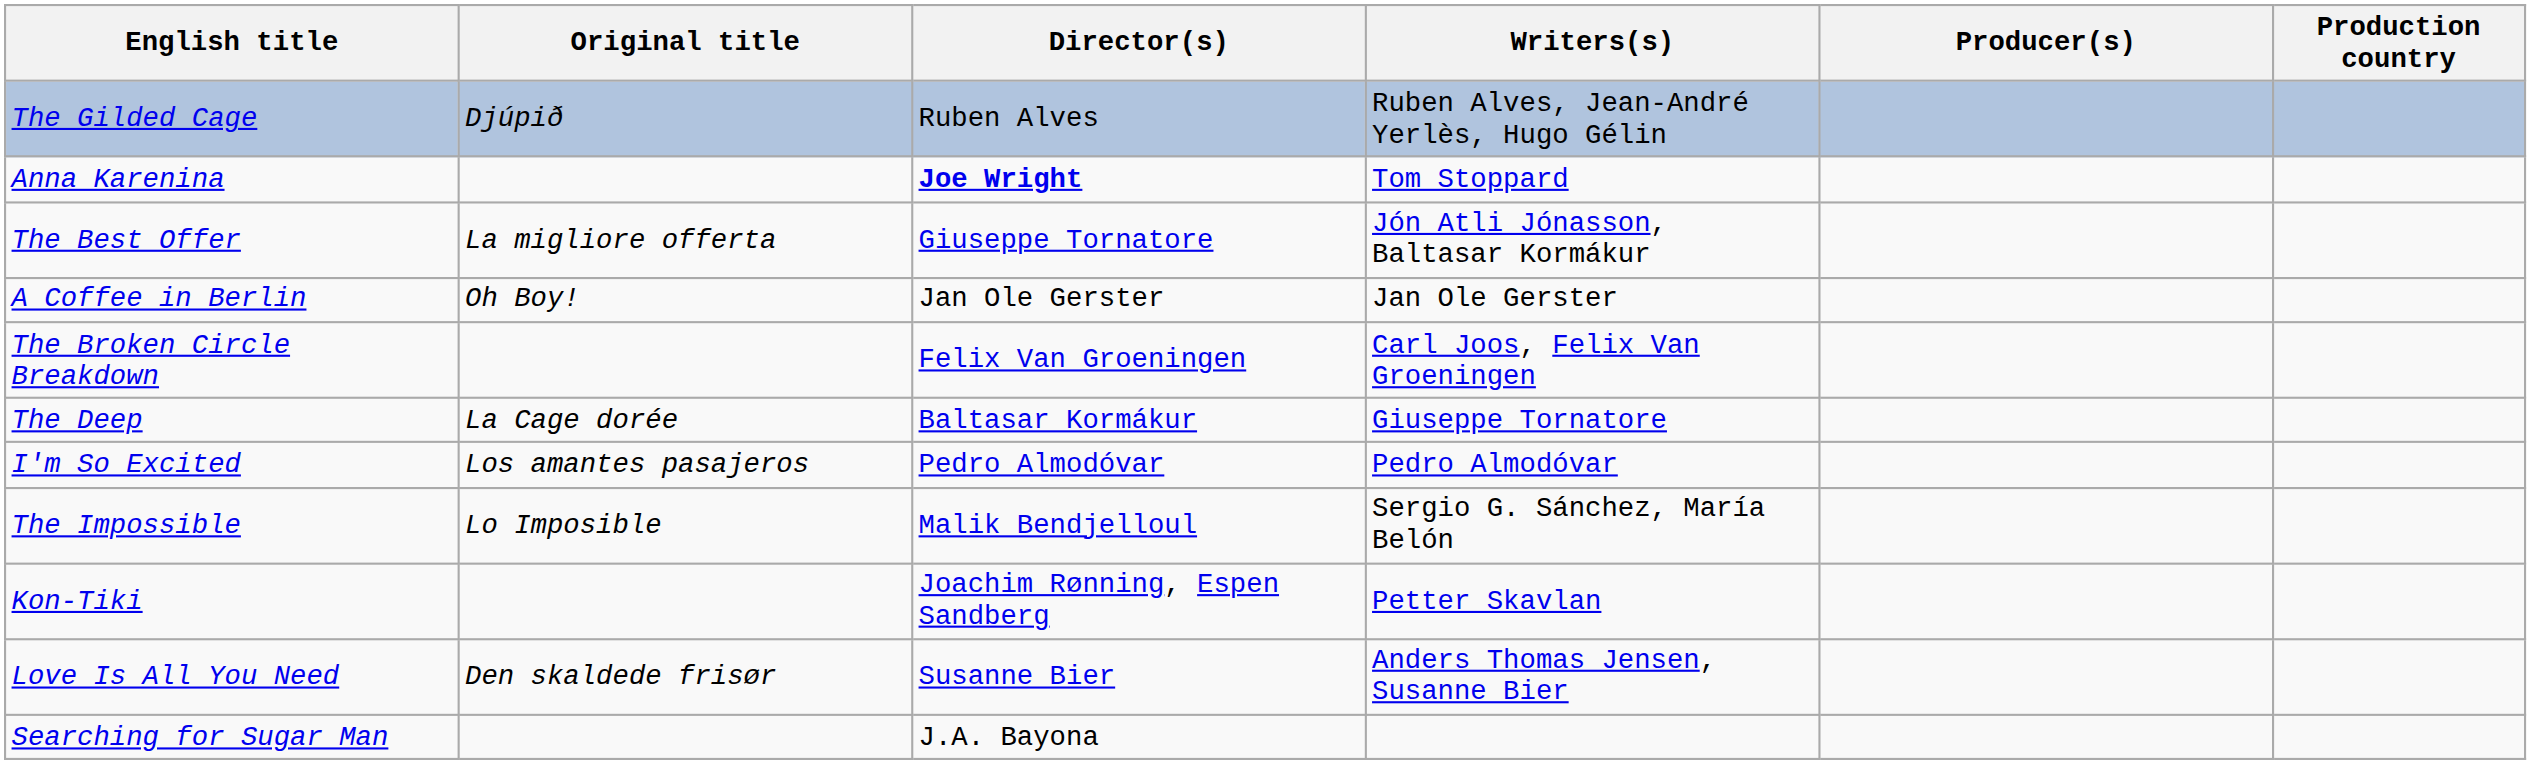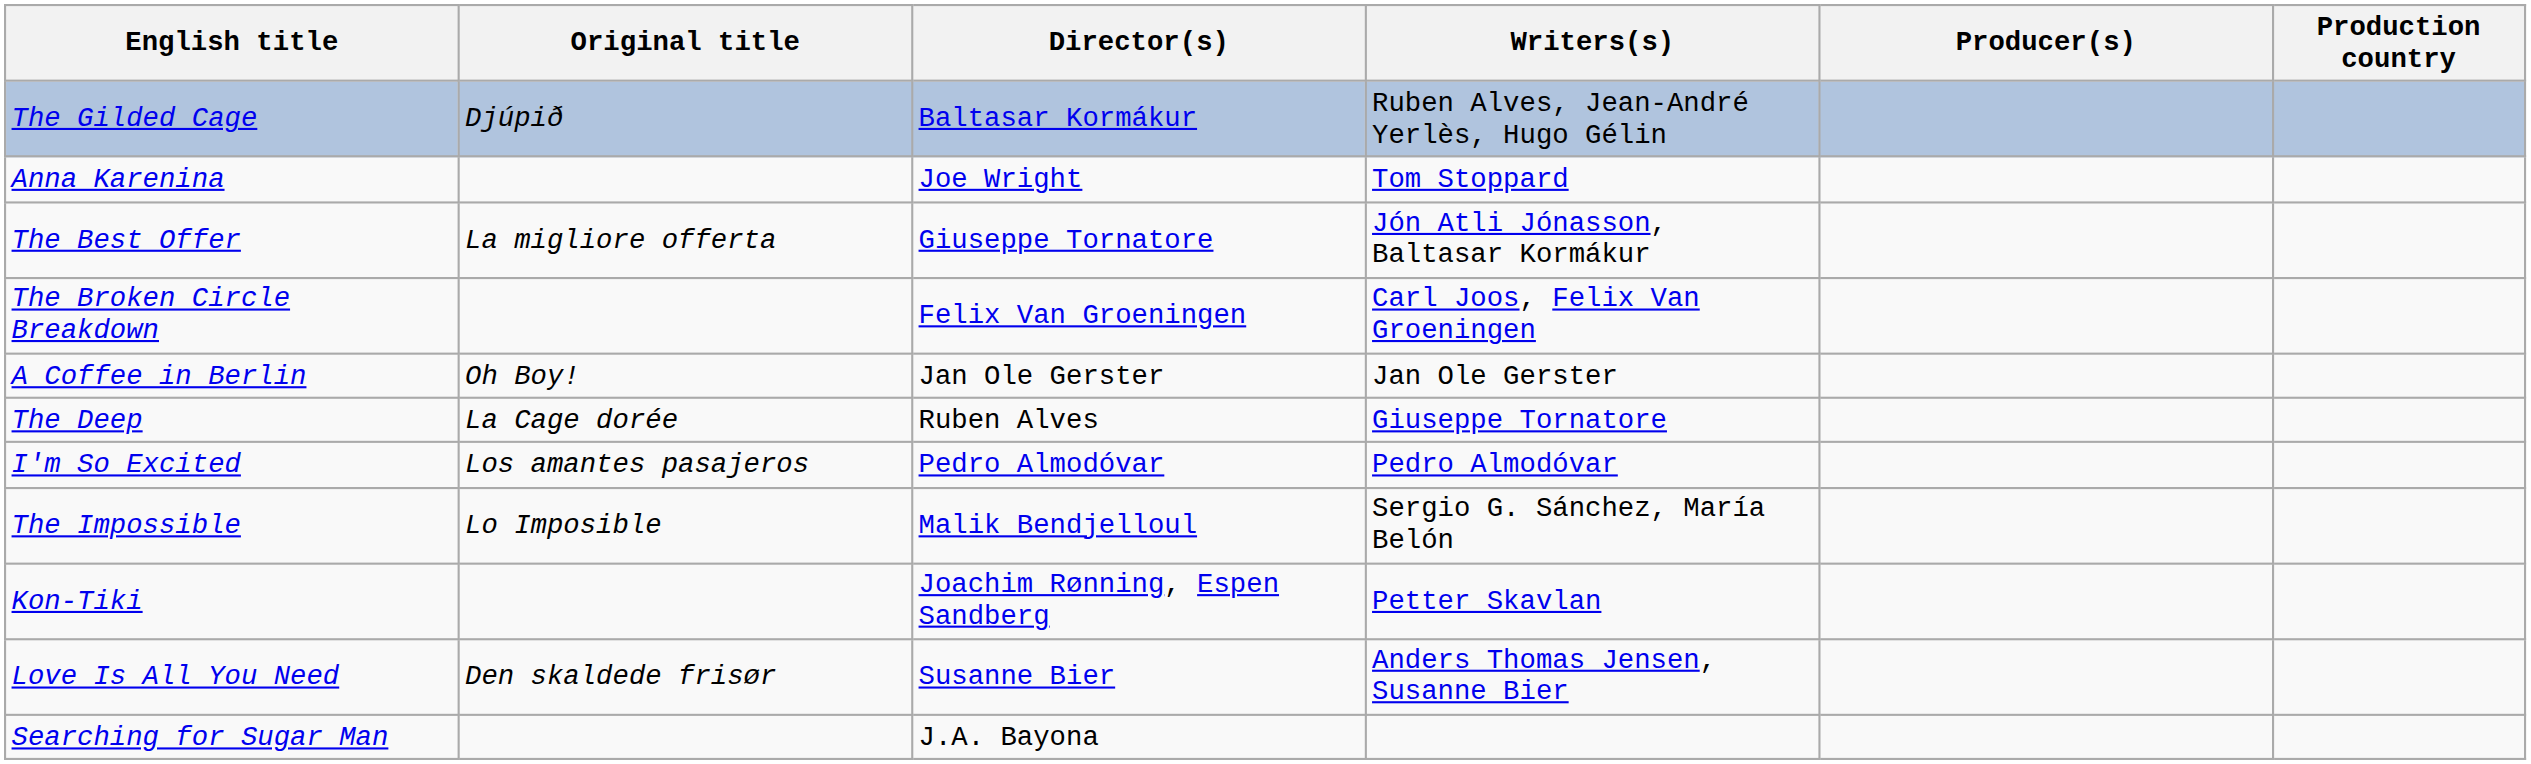(1009, 119) Ruben Alves -> (1058, 119) Baltasar Kormákur
(1000, 179) bold -> (1000, 179) normal
rows swapped: (151, 360) <-> (159, 300)
(1058, 420) Baltasar Kormákur -> (1009, 420) Ruben Alves
